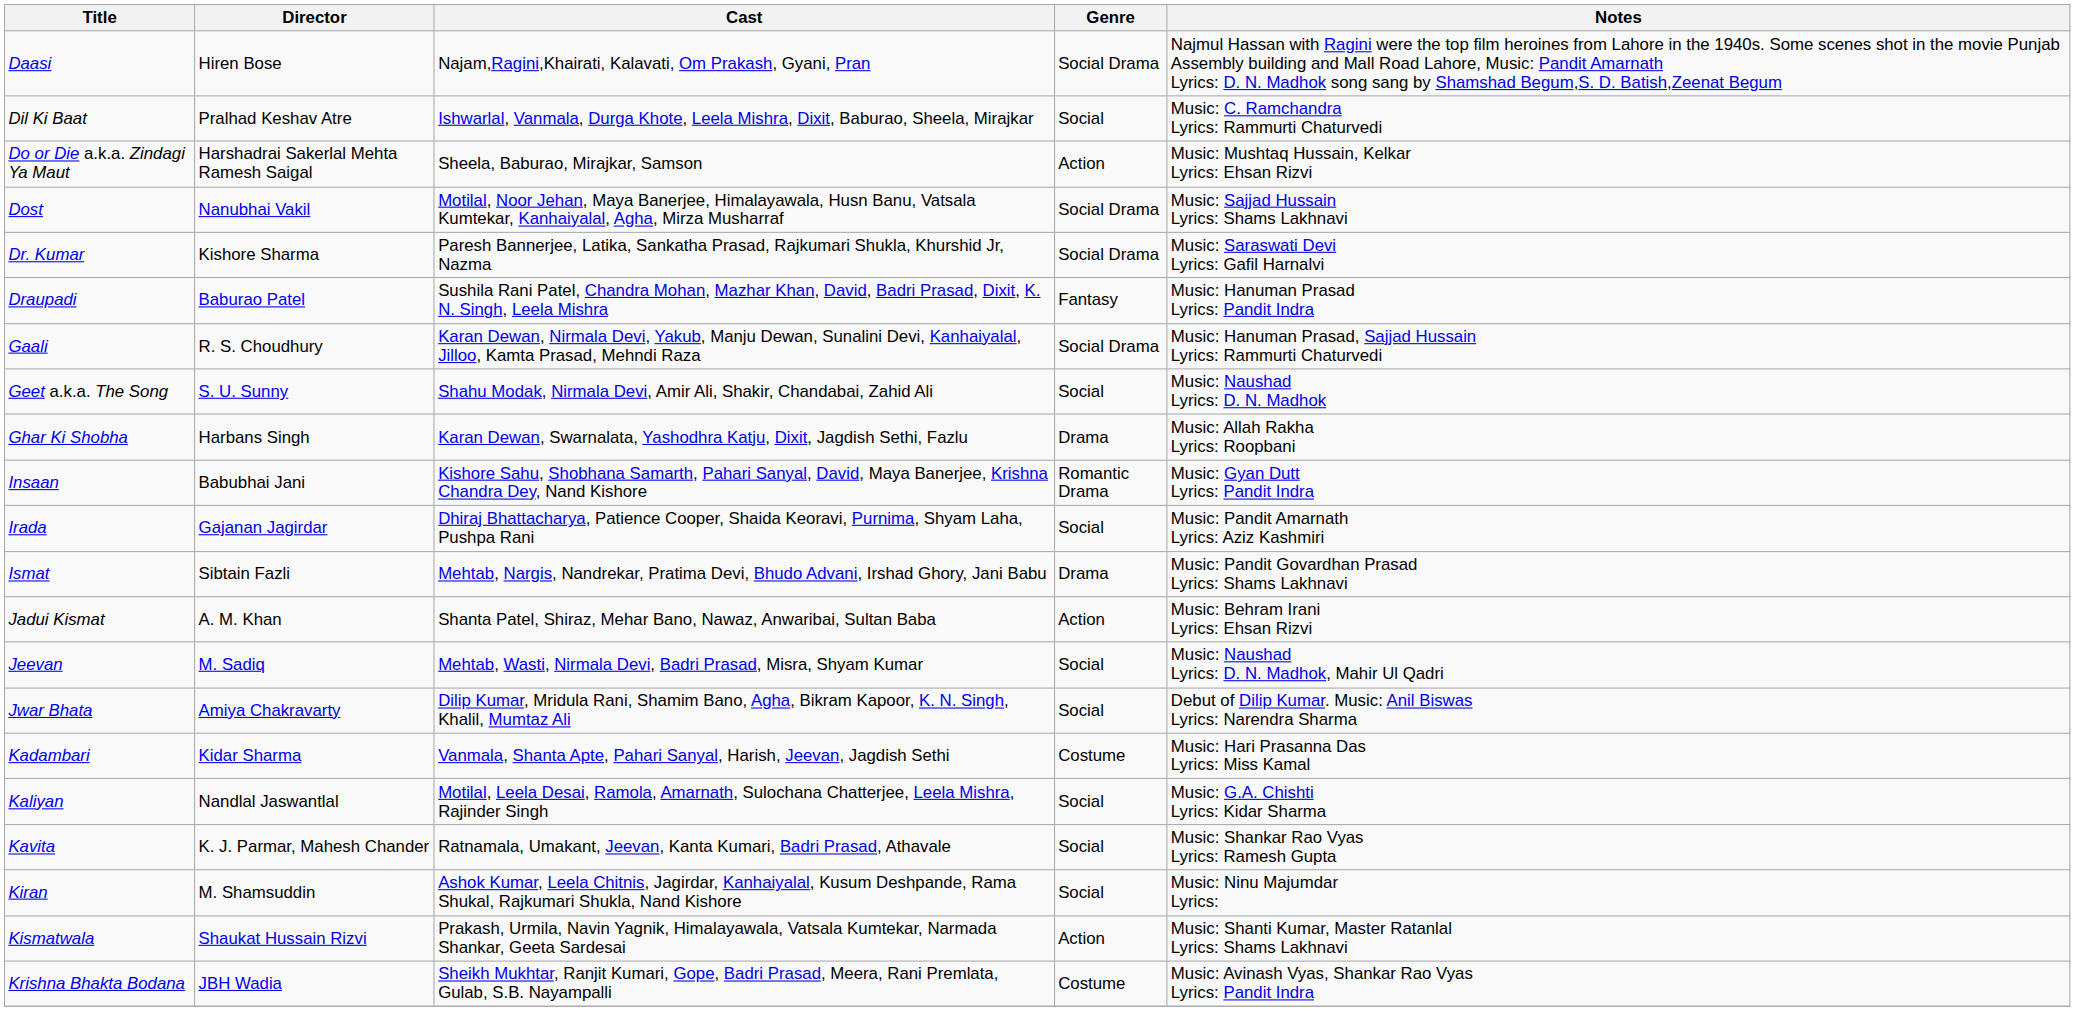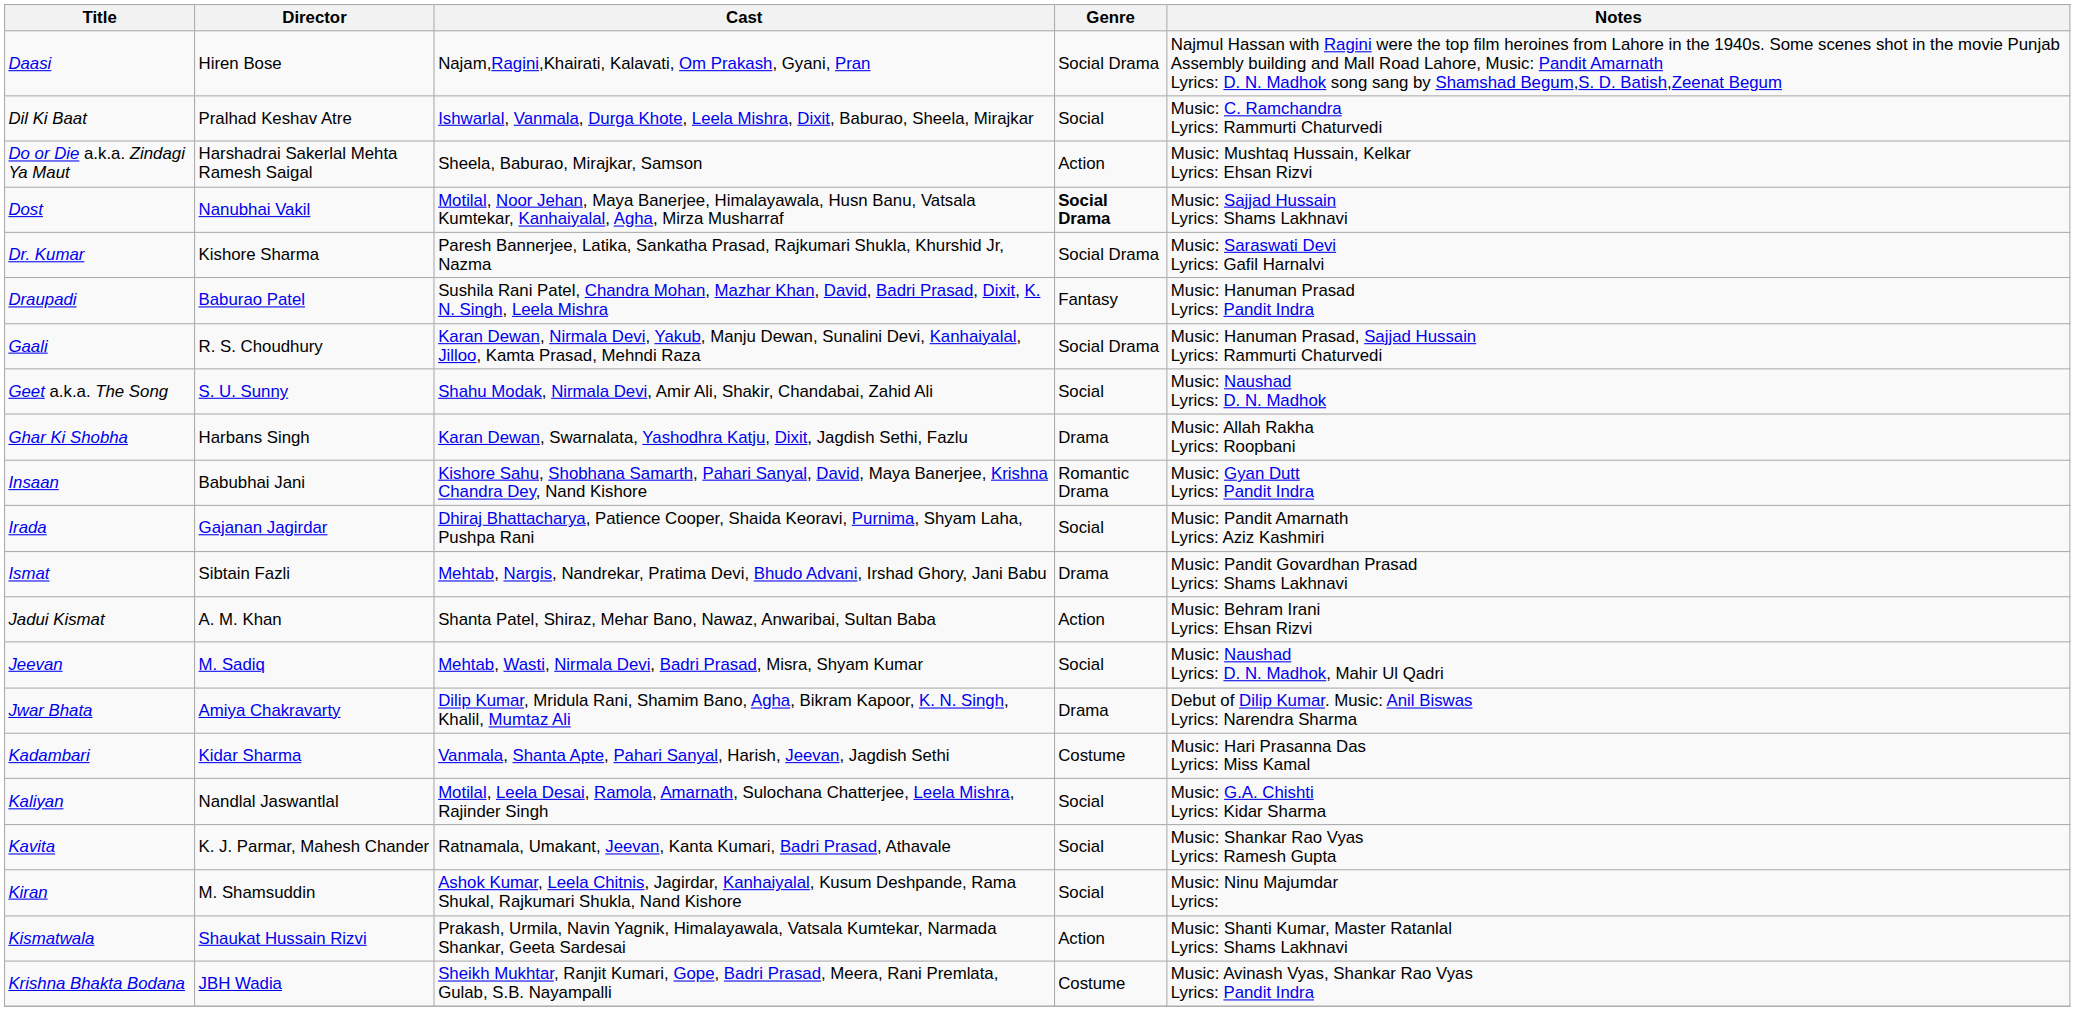(1109, 209) normal -> (1084, 209) bold
(1081, 710) Social -> (1083, 710) Drama
